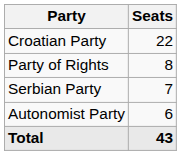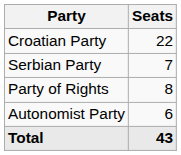rows swapped: (58, 65) <-> (55, 89)
